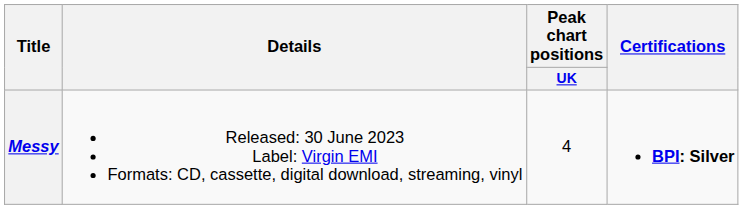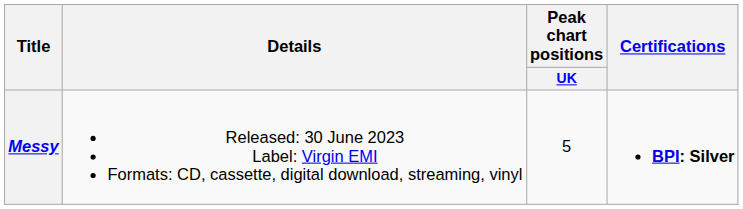(567, 147) 4 -> (567, 147) 5
